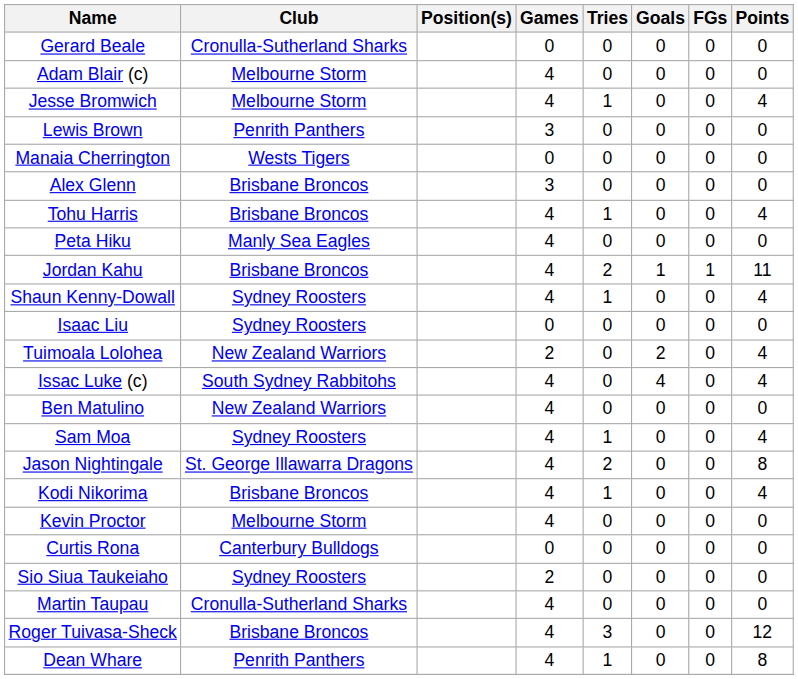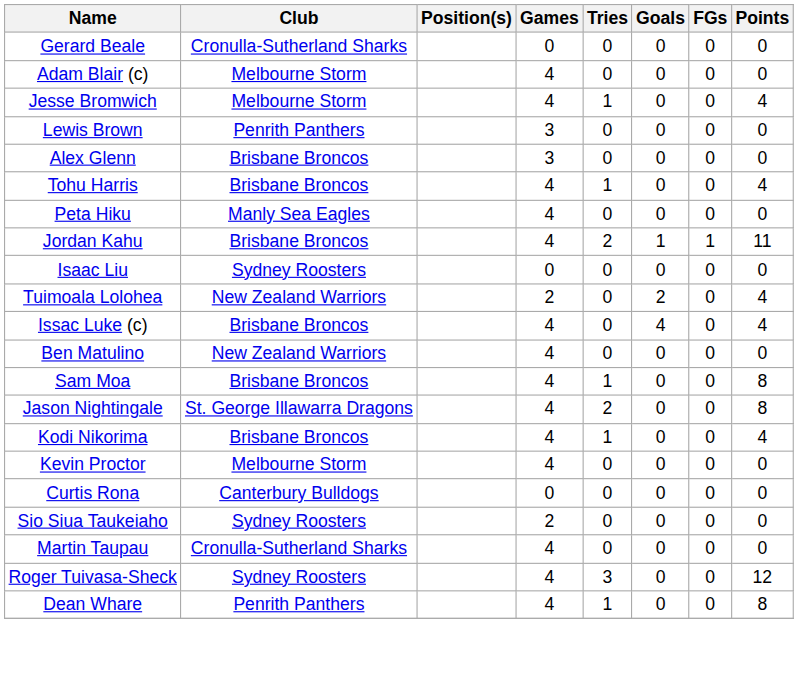- row: (93, 158)
- row: (93, 297)
(299, 381) South Sydney Rabbitohs -> (299, 325) Brisbane Broncos
(299, 437) Sydney Roosters -> (299, 381) Brisbane Broncos
(762, 437) 4 -> (762, 381) 8
(299, 632) Brisbane Broncos -> (299, 576) Sydney Roosters
